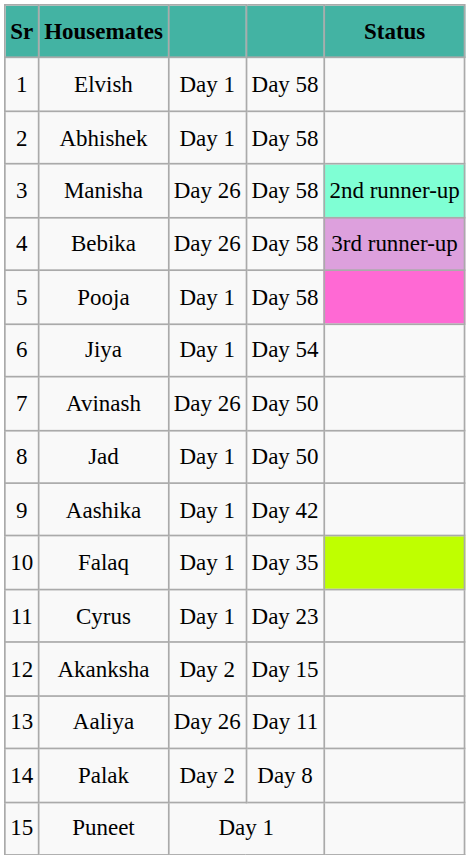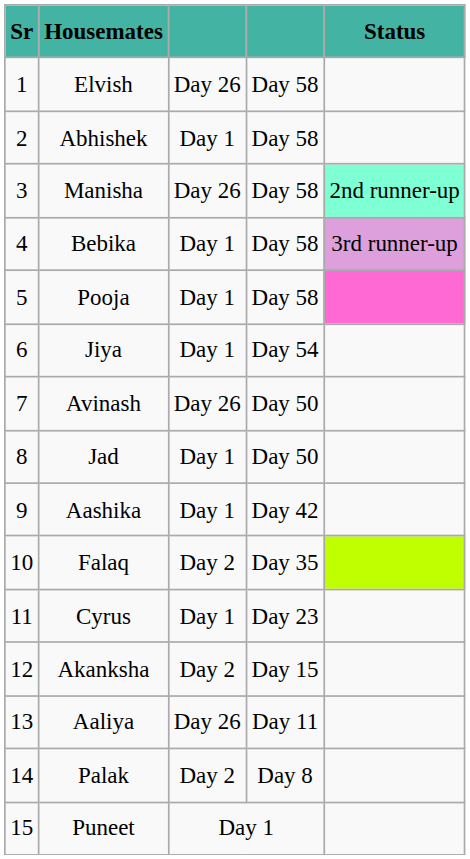(207, 84) Day 1 -> (207, 84) Day 26
(207, 244) Day 26 -> (207, 244) Day 1
(207, 562) Day 1 -> (207, 562) Day 2
